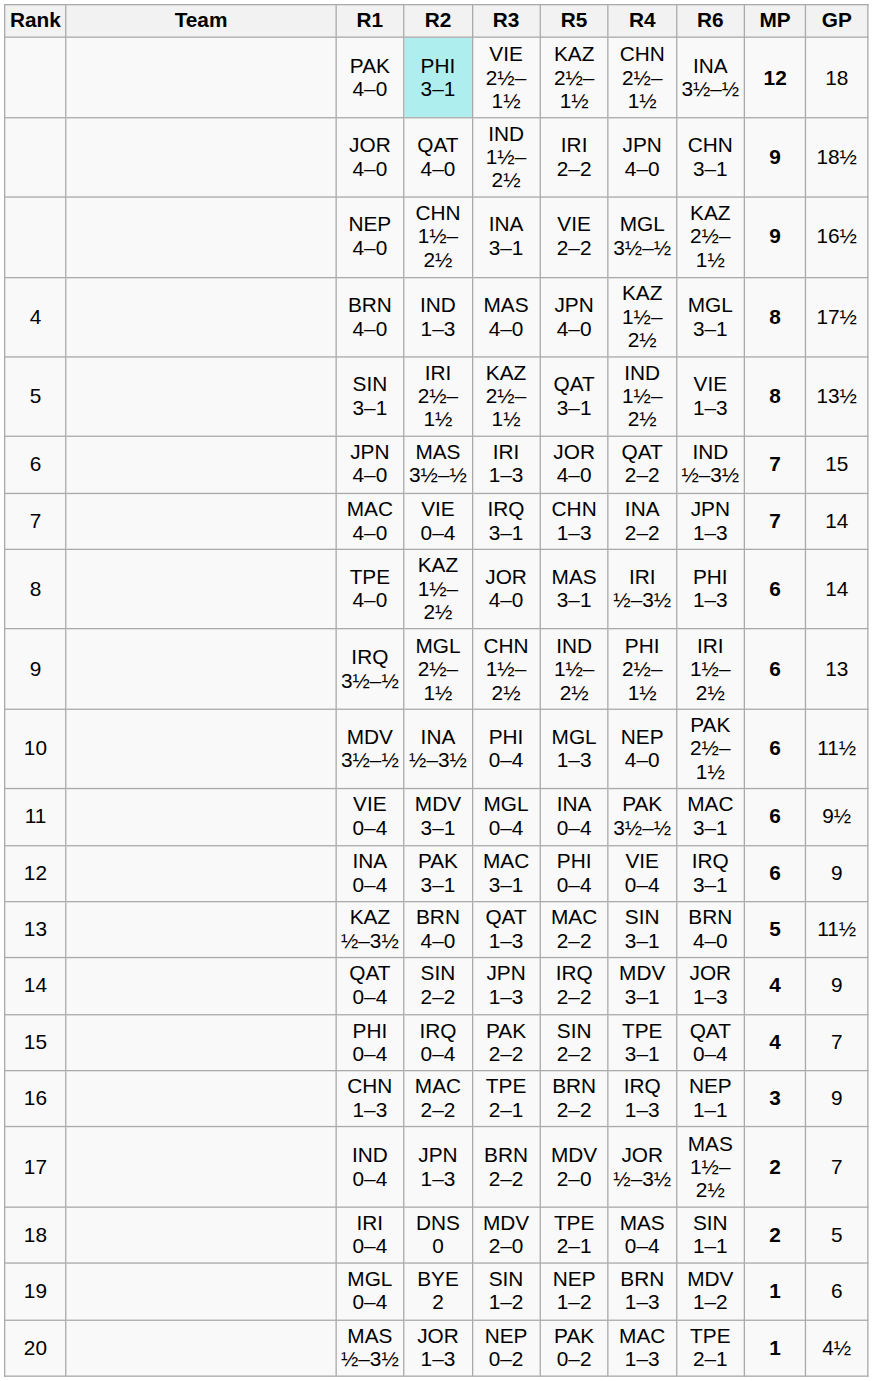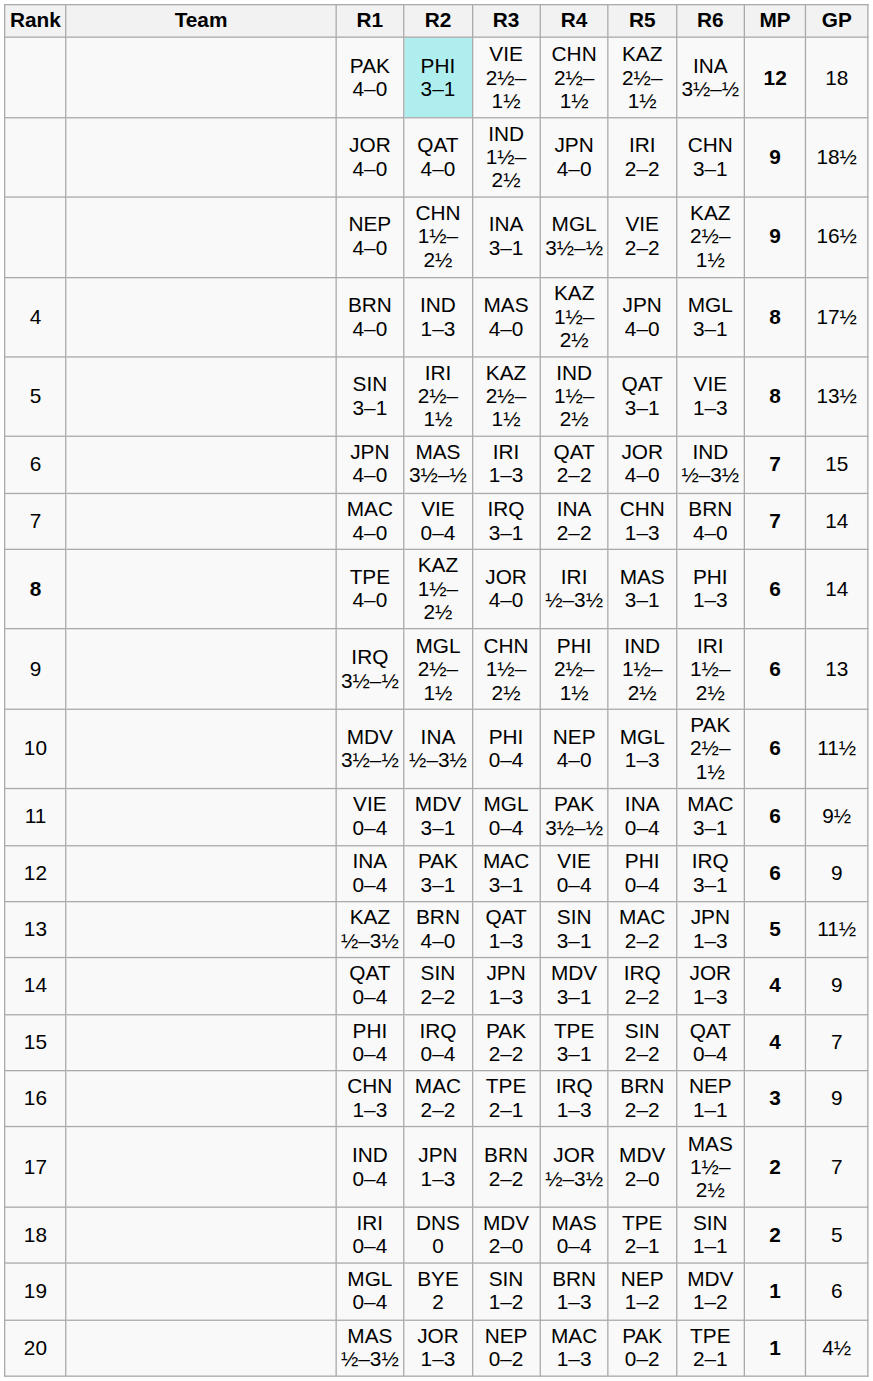columns swapped: (642, 20) <-> (574, 20)
(710, 521) JPN 1–3 -> (710, 521) BRN 4–0
(35, 589) normal -> (35, 589) bold
(710, 929) BRN 4–0 -> (710, 929) JPN 1–3
